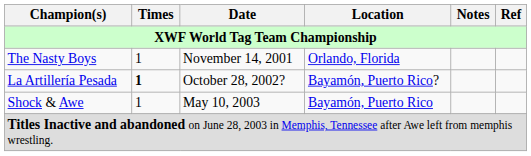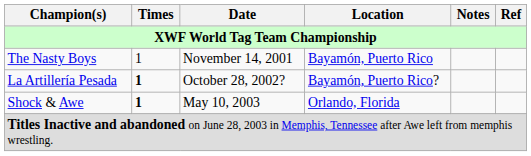(354, 59) Orlando, Florida -> (370, 59) Bayamón, Puerto Rico
(138, 102) normal -> (138, 102) bold
(370, 102) Bayamón, Puerto Rico -> (354, 102) Orlando, Florida
